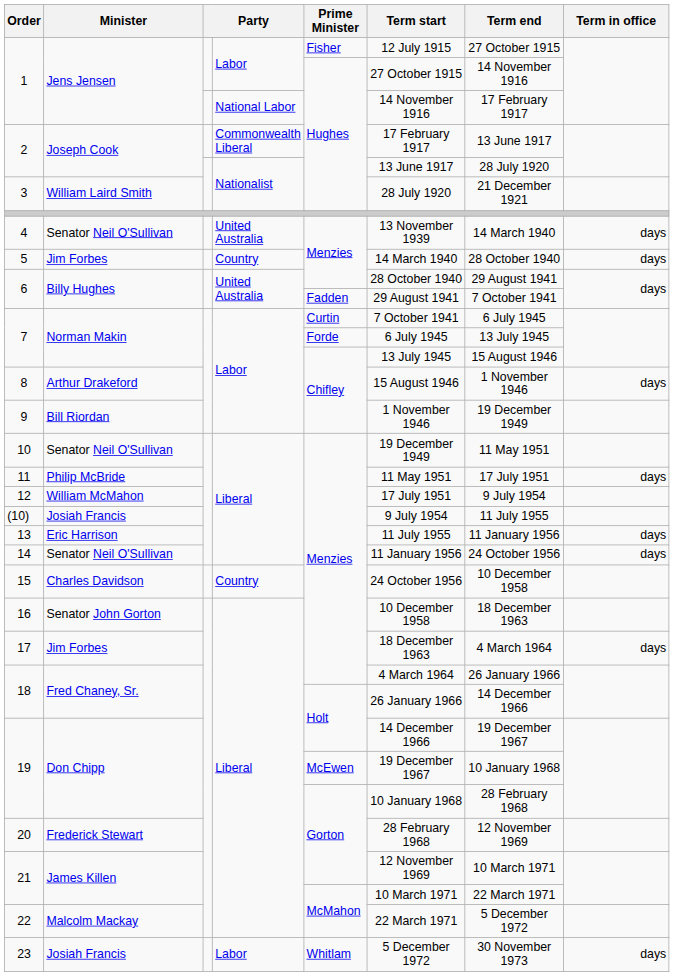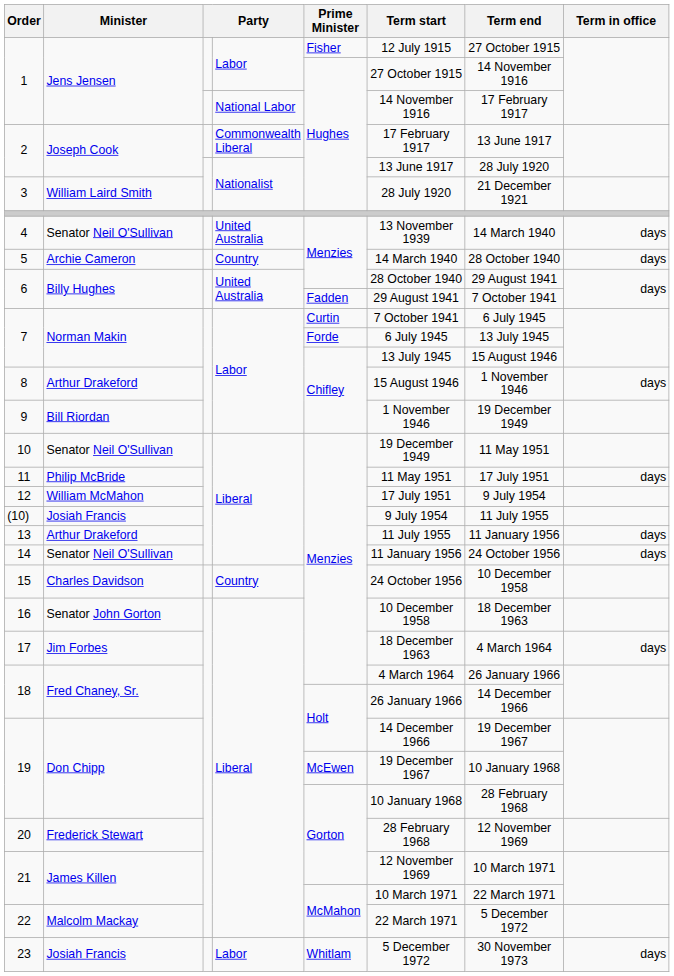(77, 259) Jim Forbes -> (91, 259) Archie Cameron
(82, 535) Eric Harrison -> (92, 535) Arthur Drakeford
